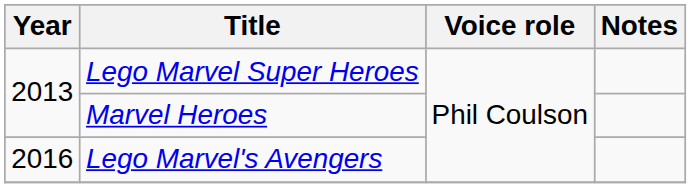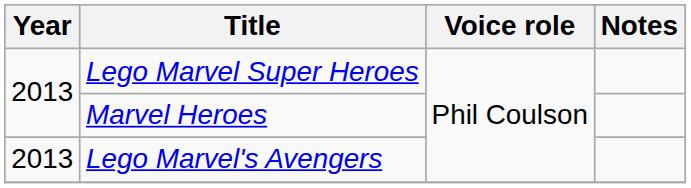(42, 159) 2016 -> (42, 159) 2013
